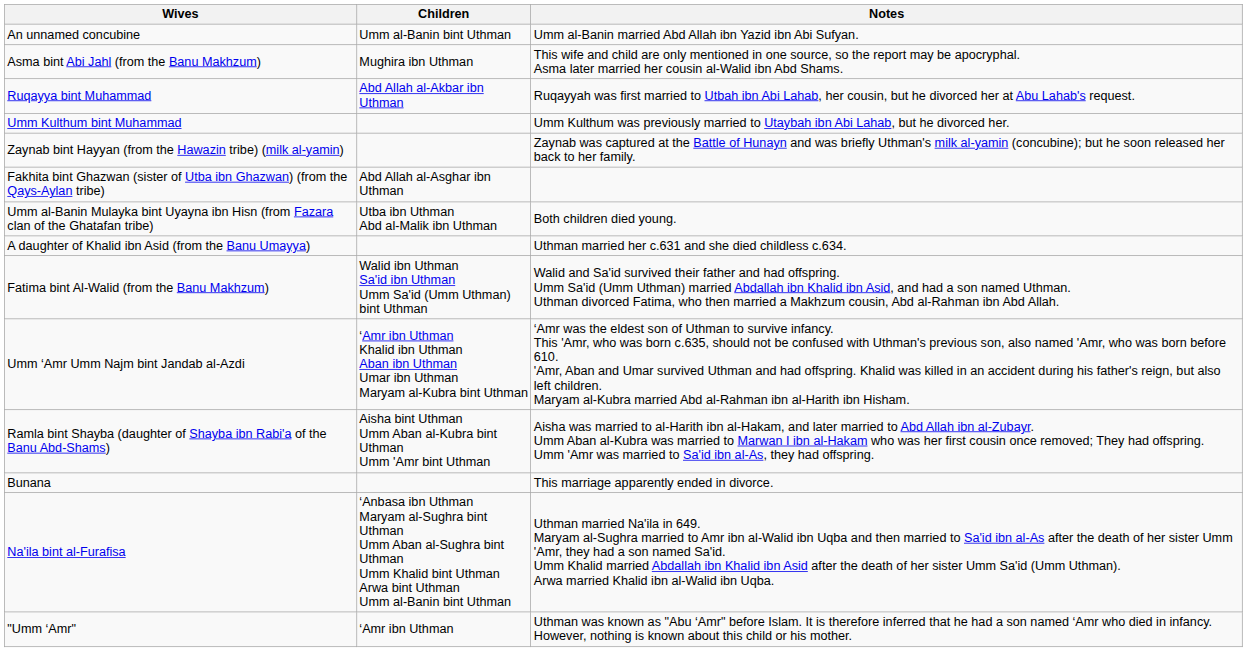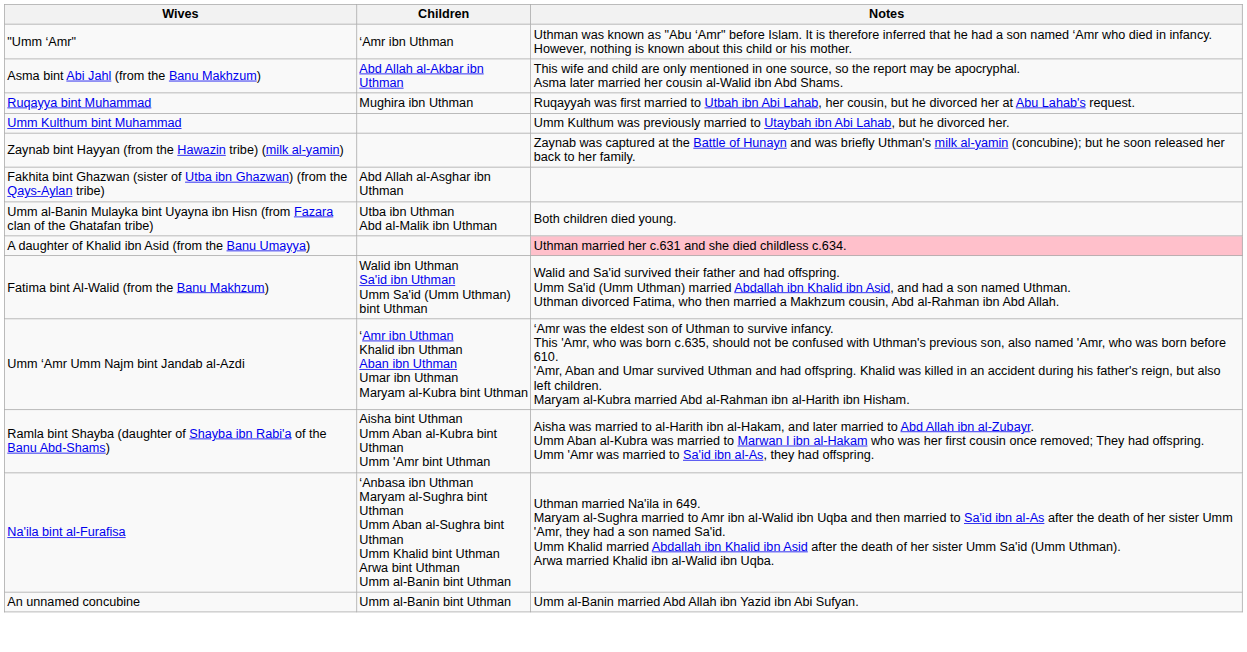rows swapped: (42, 629) <-> (74, 34)
(416, 61) Mughira ibn Uthman -> (422, 75) Abd Allah al-Akbar ibn Uthman
(422, 95) Abd Allah al-Akbar ibn Uthman -> (416, 103) Mughira ibn Uthman
(690, 245) no background -> (690, 245) pink background
- row: (29, 482)
